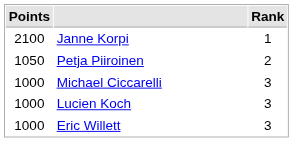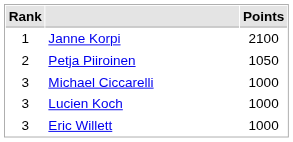columns swapped: (268, 16) <-> (29, 16)
